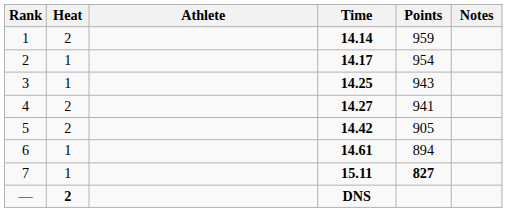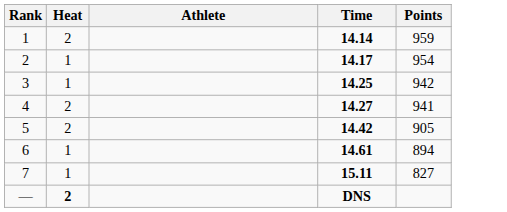- column: (477, 15)
(423, 83) 943 -> (423, 83) 942
(423, 173) bold -> (423, 173) normal
